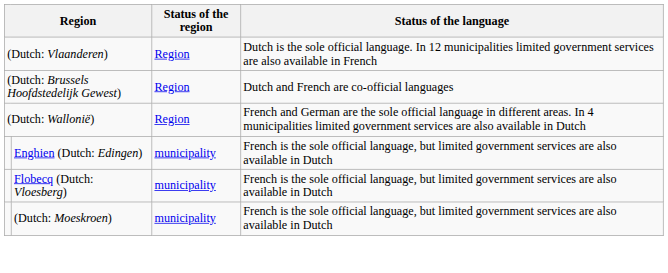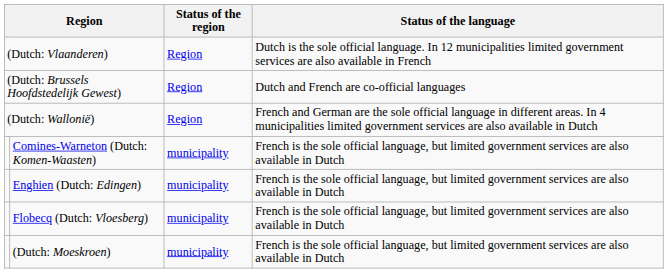+ row: (80, 152)
